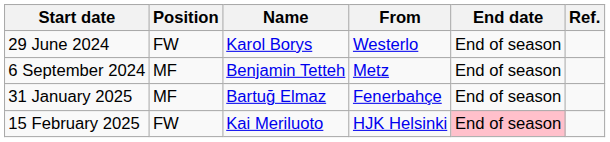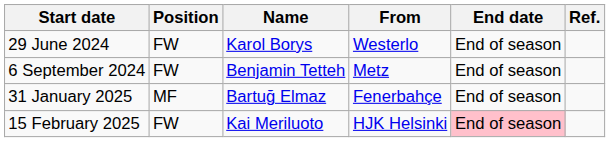(165, 70) MF -> (166, 70) FW
